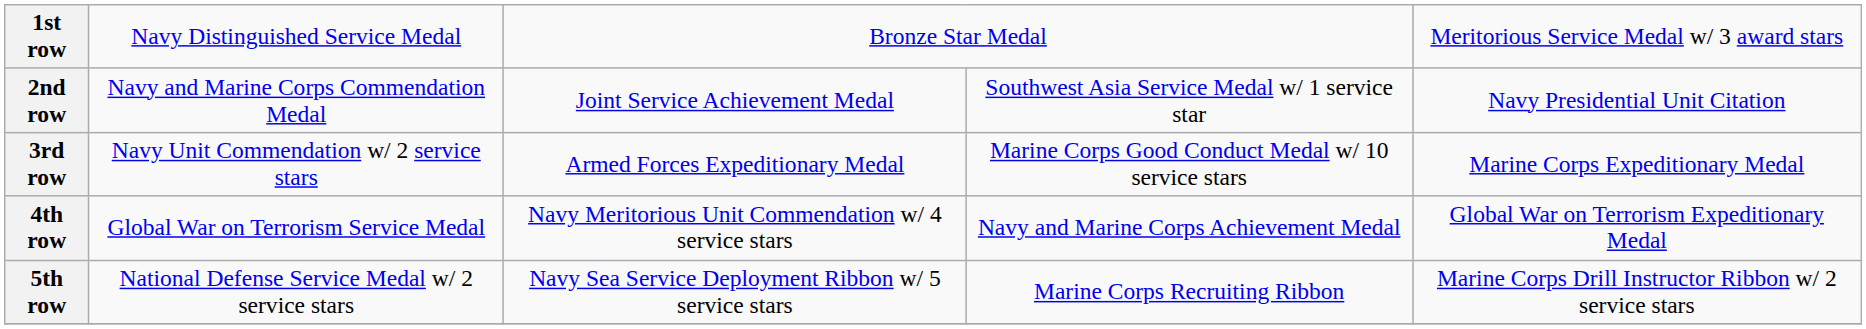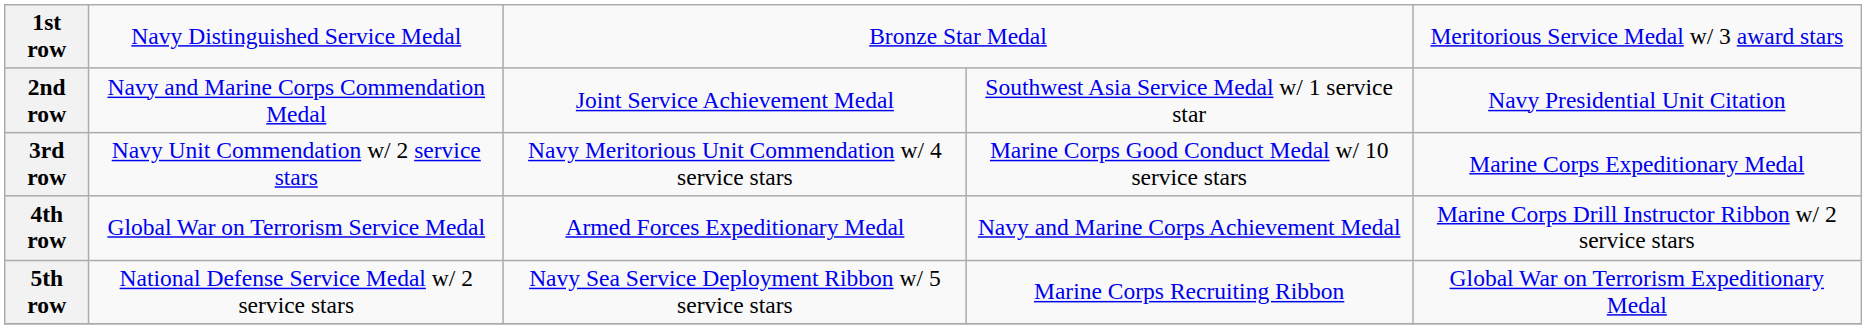(735, 163) Armed Forces Expeditionary Medal -> (735, 163) Navy Meritorious Unit Commendation w/ 4 service stars
(735, 227) Navy Meritorious Unit Commendation w/ 4 service stars -> (735, 227) Armed Forces Expeditionary Medal
(1637, 227) Global War on Terrorism Expeditionary Medal -> (1637, 227) Marine Corps Drill Instructor Ribbon w/ 2 service stars
(1637, 291) Marine Corps Drill Instructor Ribbon w/ 2 service stars -> (1637, 291) Global War on Terrorism Expeditionary Medal
